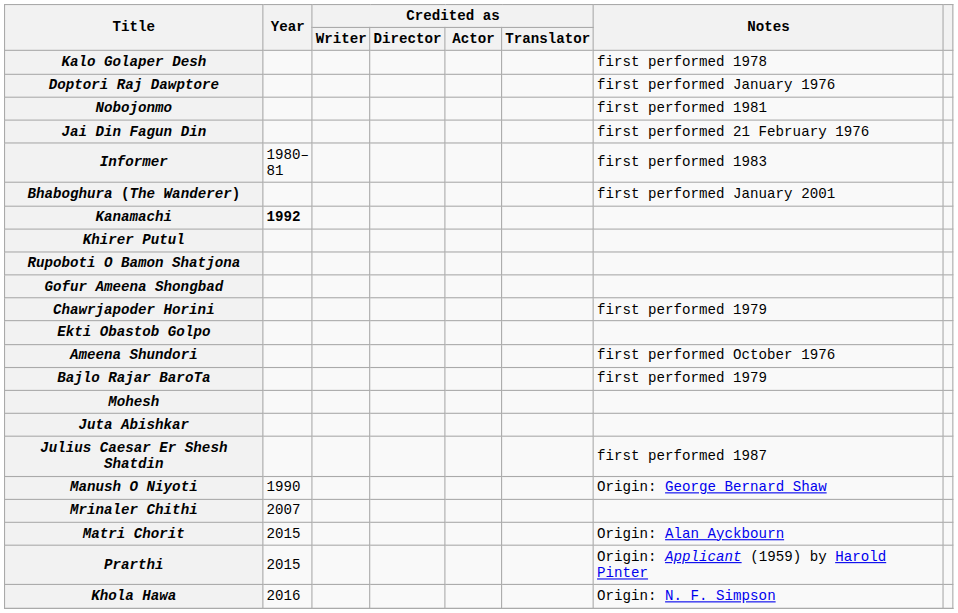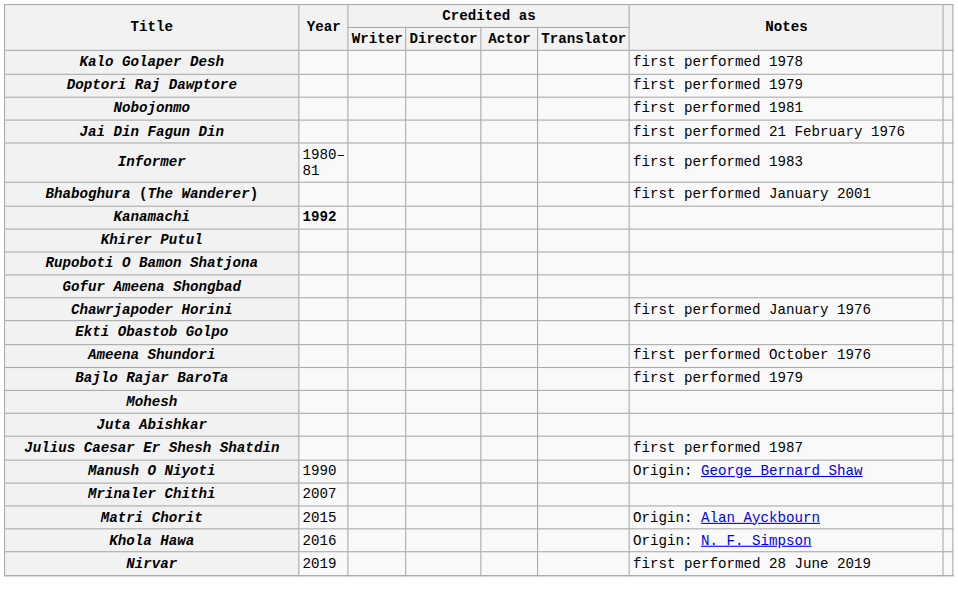(716, 85) first performed January 1976 -> (718, 85) first performed 1979
(682, 310) first performed 1979 -> (752, 310) first performed January 1976
- row: (134, 565)
+ row: (152, 564)
